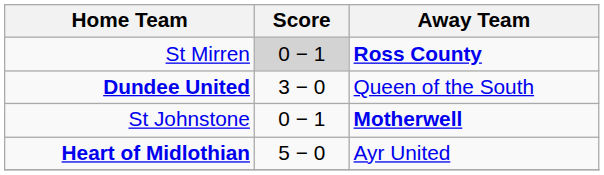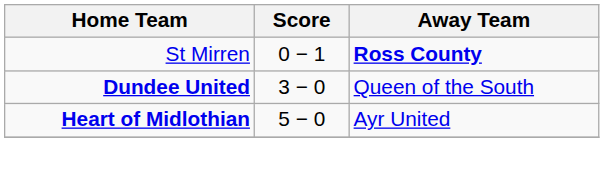(302, 53) lightgrey background -> (302, 53) no background
- row: (189, 119)
